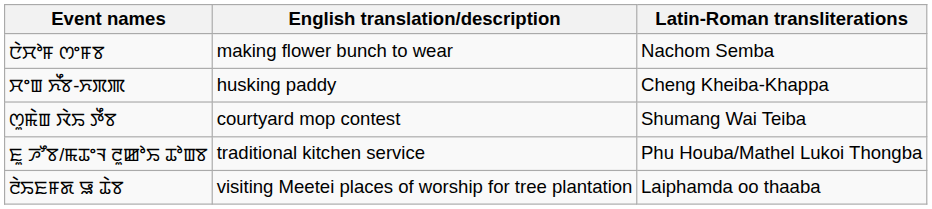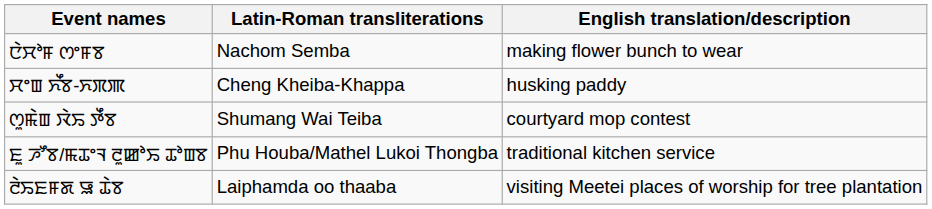columns swapped: (782, 19) <-> (425, 19)
